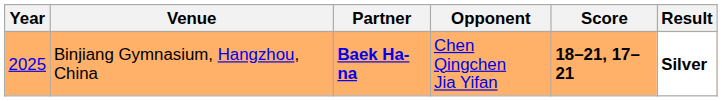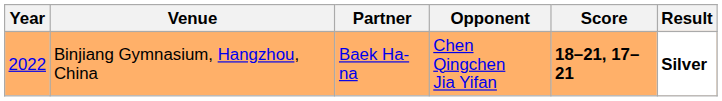(27, 64) 2025 -> (27, 64) 2022
(373, 64) bold -> (374, 64) normal
